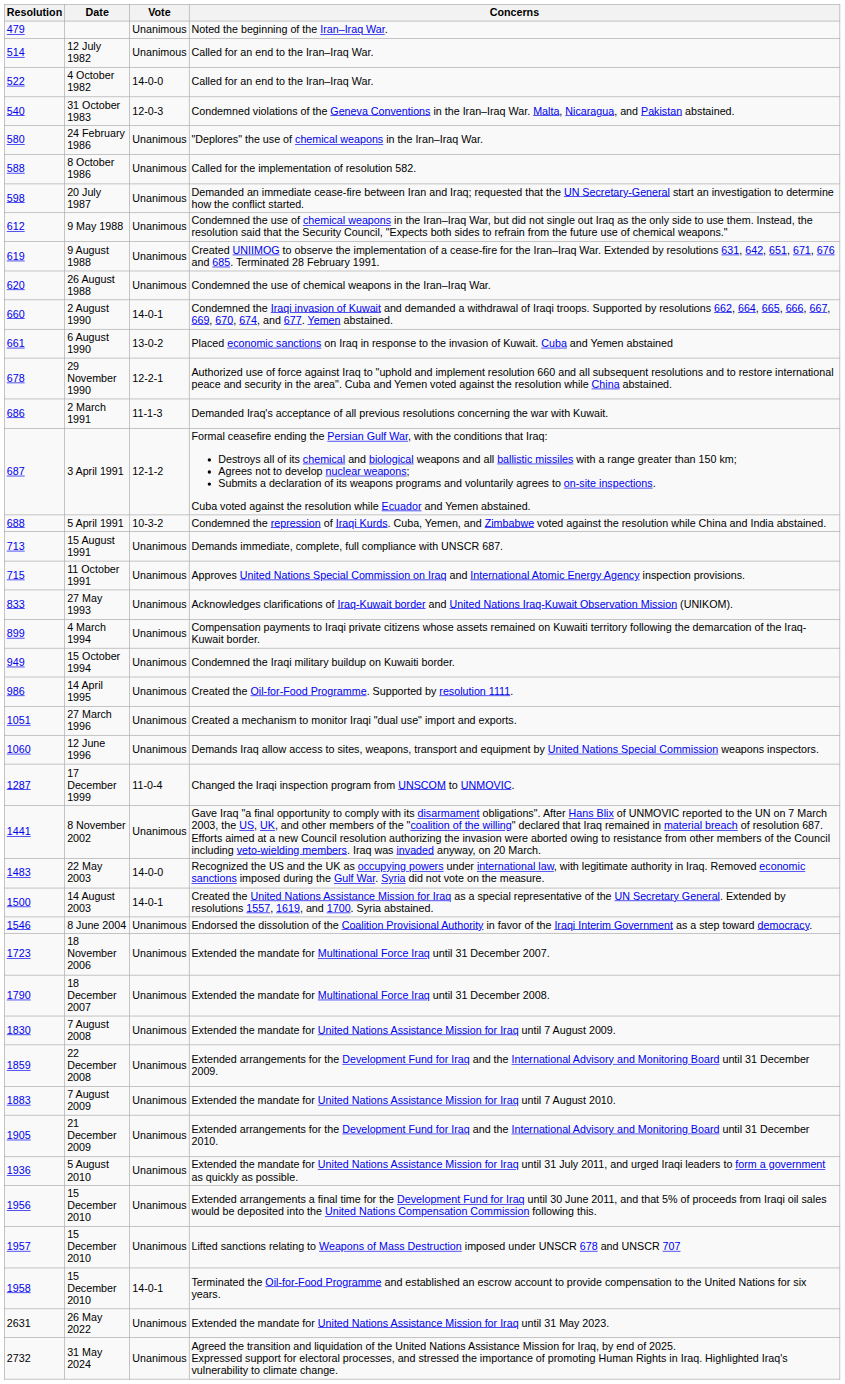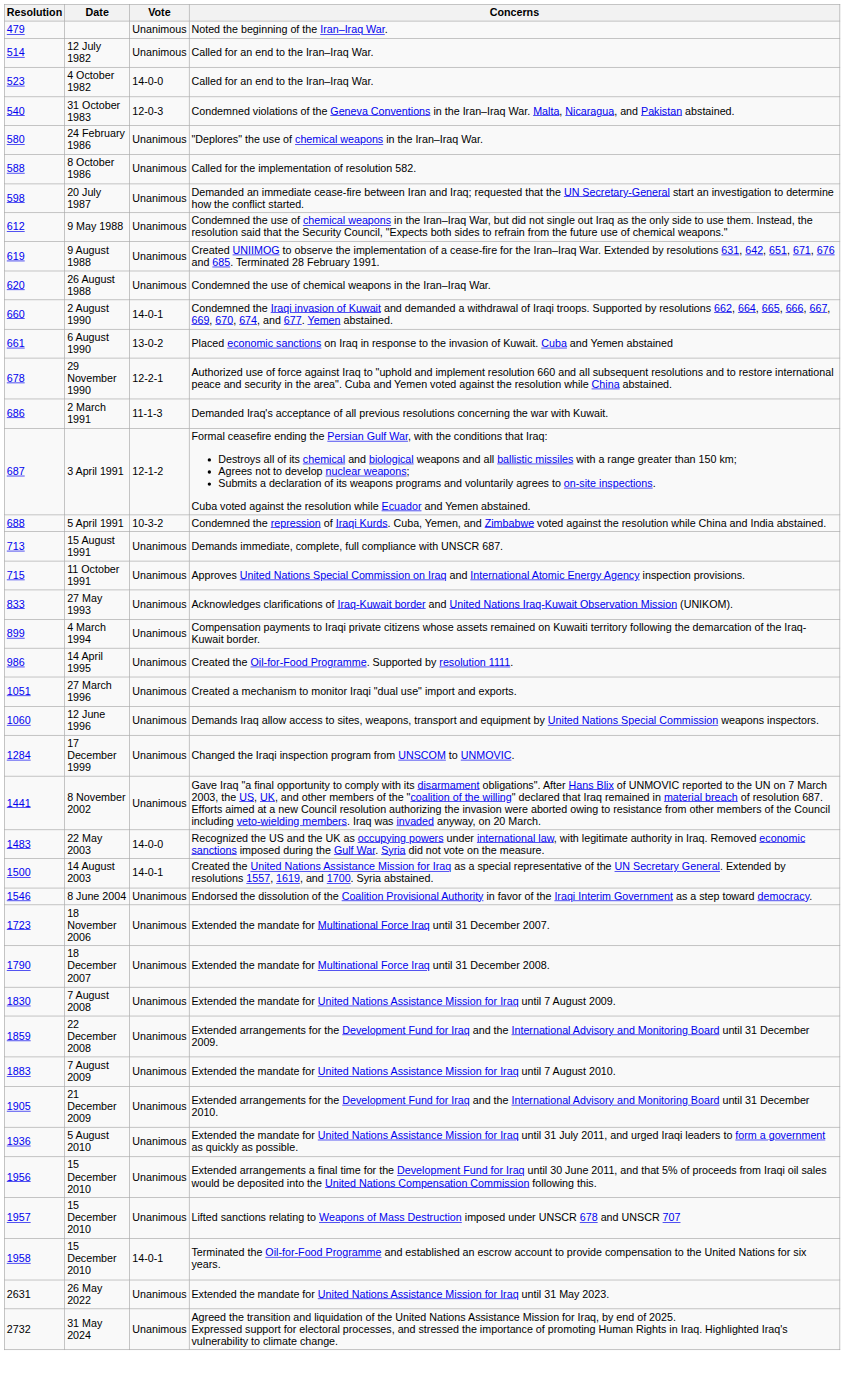(16, 82) 522 -> (16, 82) 523
- row: (94, 662)
(19, 785) 1287 -> (19, 756) 1284
(147, 785) 11-0-4 -> (159, 756) Unanimous
